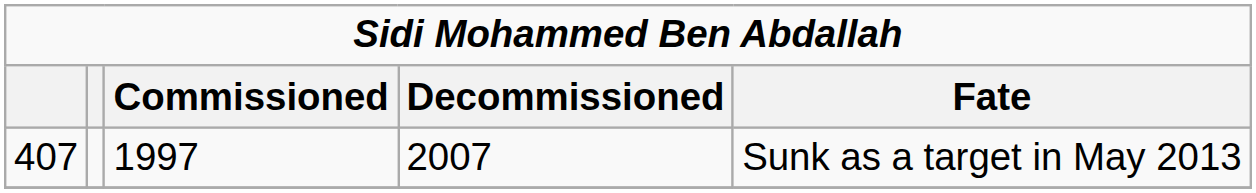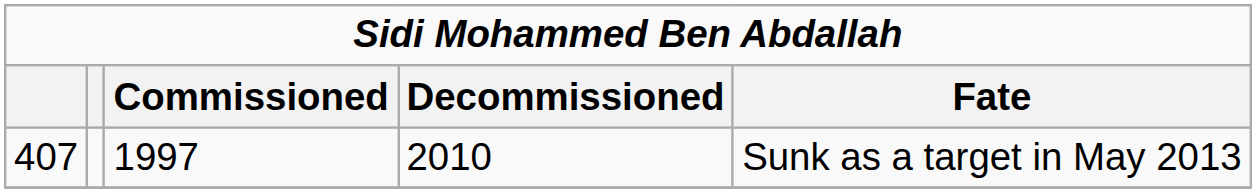(449, 156) 2007 -> (449, 156) 2010
